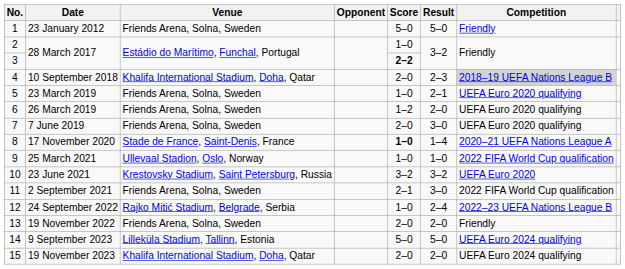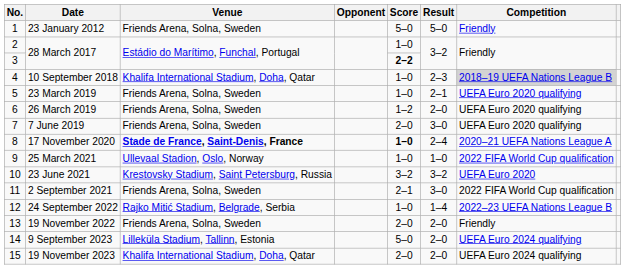(404, 77) 2–0 -> (404, 77) 1–0
(209, 142) normal -> (213, 142) bold
(439, 142) 1–4 -> (439, 142) 2–4
(439, 207) 2–4 -> (439, 207) 1–4
(439, 239) 5–0 -> (439, 239) 2–0
